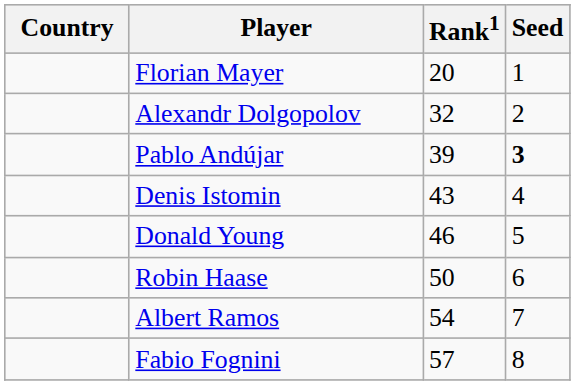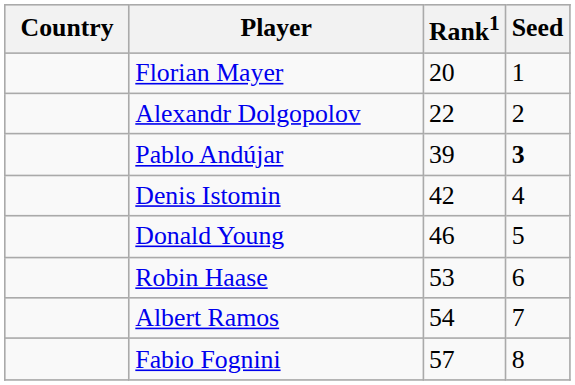(442, 113) 32 -> (442, 113) 22
(442, 195) 43 -> (442, 195) 42
(442, 277) 50 -> (442, 277) 53
